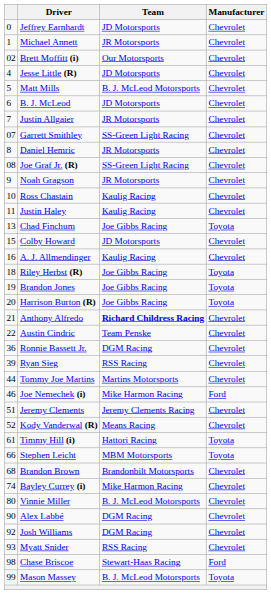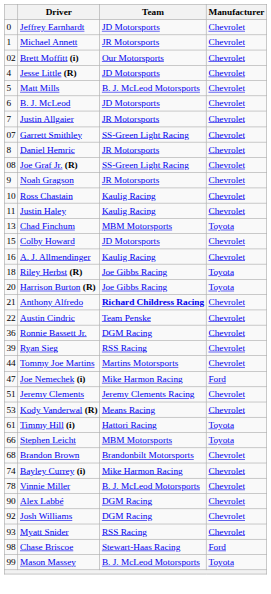(135, 226) Joe Gibbs Racing -> (137, 226) MBM Motorsports
- row: (47, 287)
(11, 394) 46 -> (11, 379) 47
(11, 425) 52 -> (11, 409) 53
(11, 501) 80 -> (11, 486) 78
